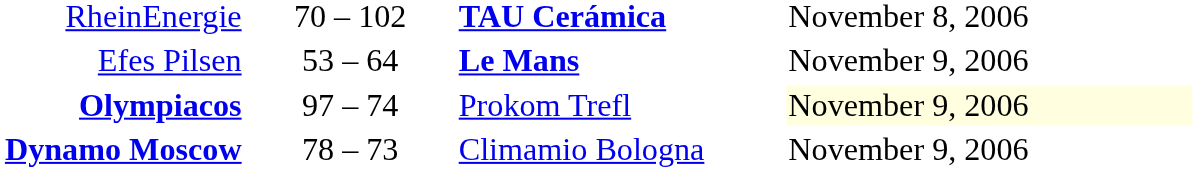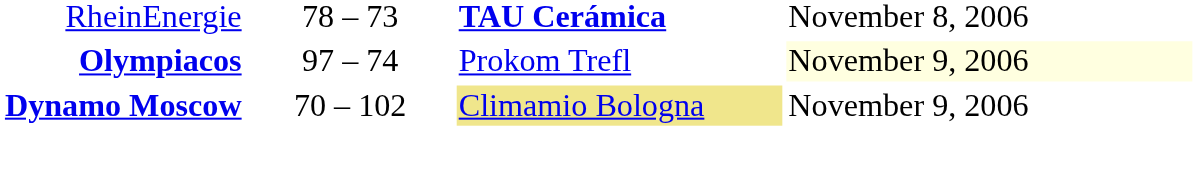(350, 16) 70 – 102 -> (350, 16) 78 – 73
- row: (170, 60)
(350, 149) 78 – 73 -> (350, 105) 70 – 102
(582, 149) no background -> (582, 105) khaki background
